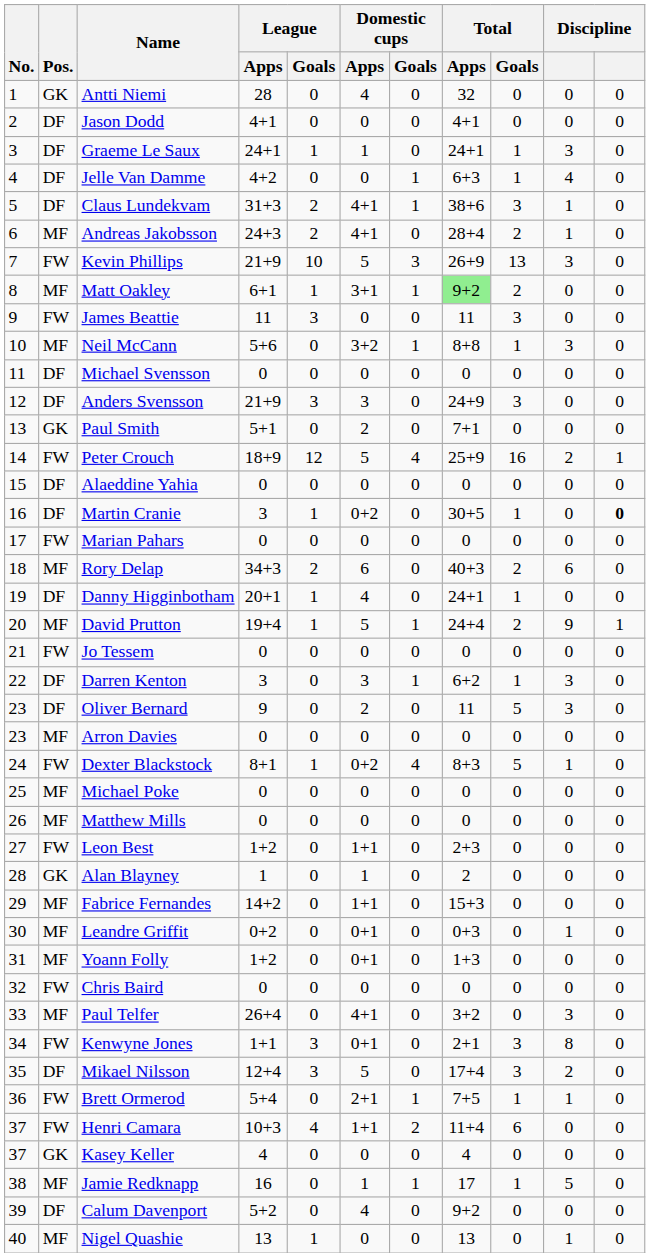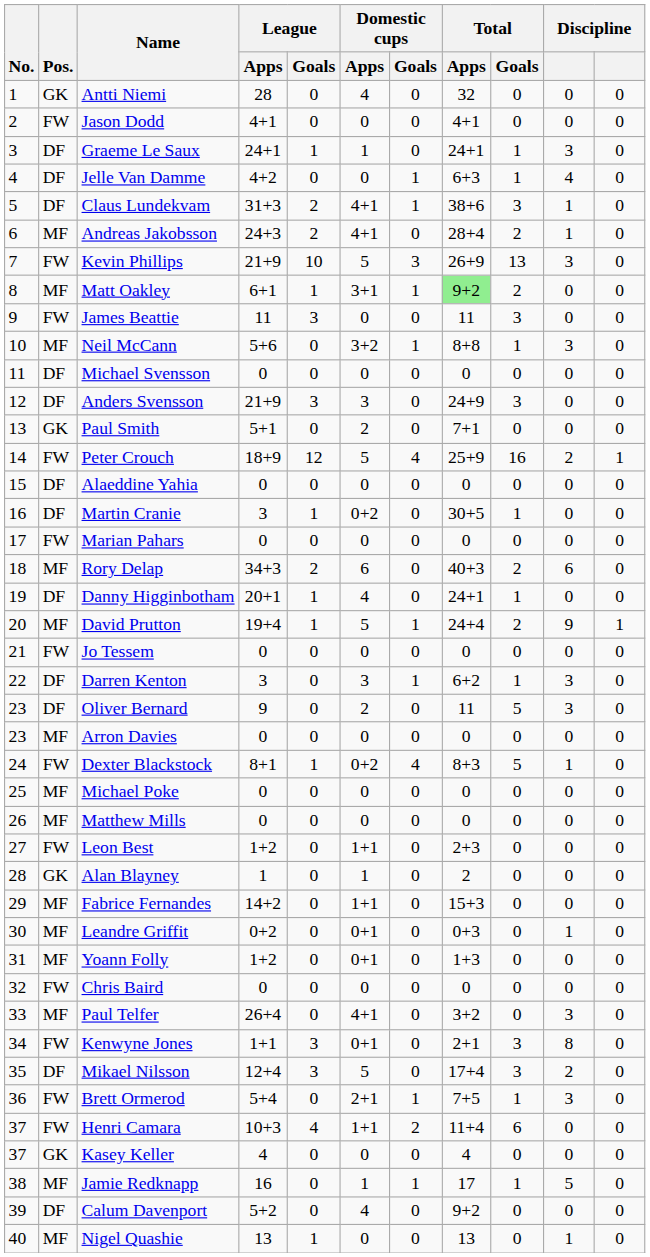(54, 121) DF -> (56, 121) FW
(620, 512) bold -> (620, 512) normal
(569, 1098) 1 -> (569, 1098) 3
